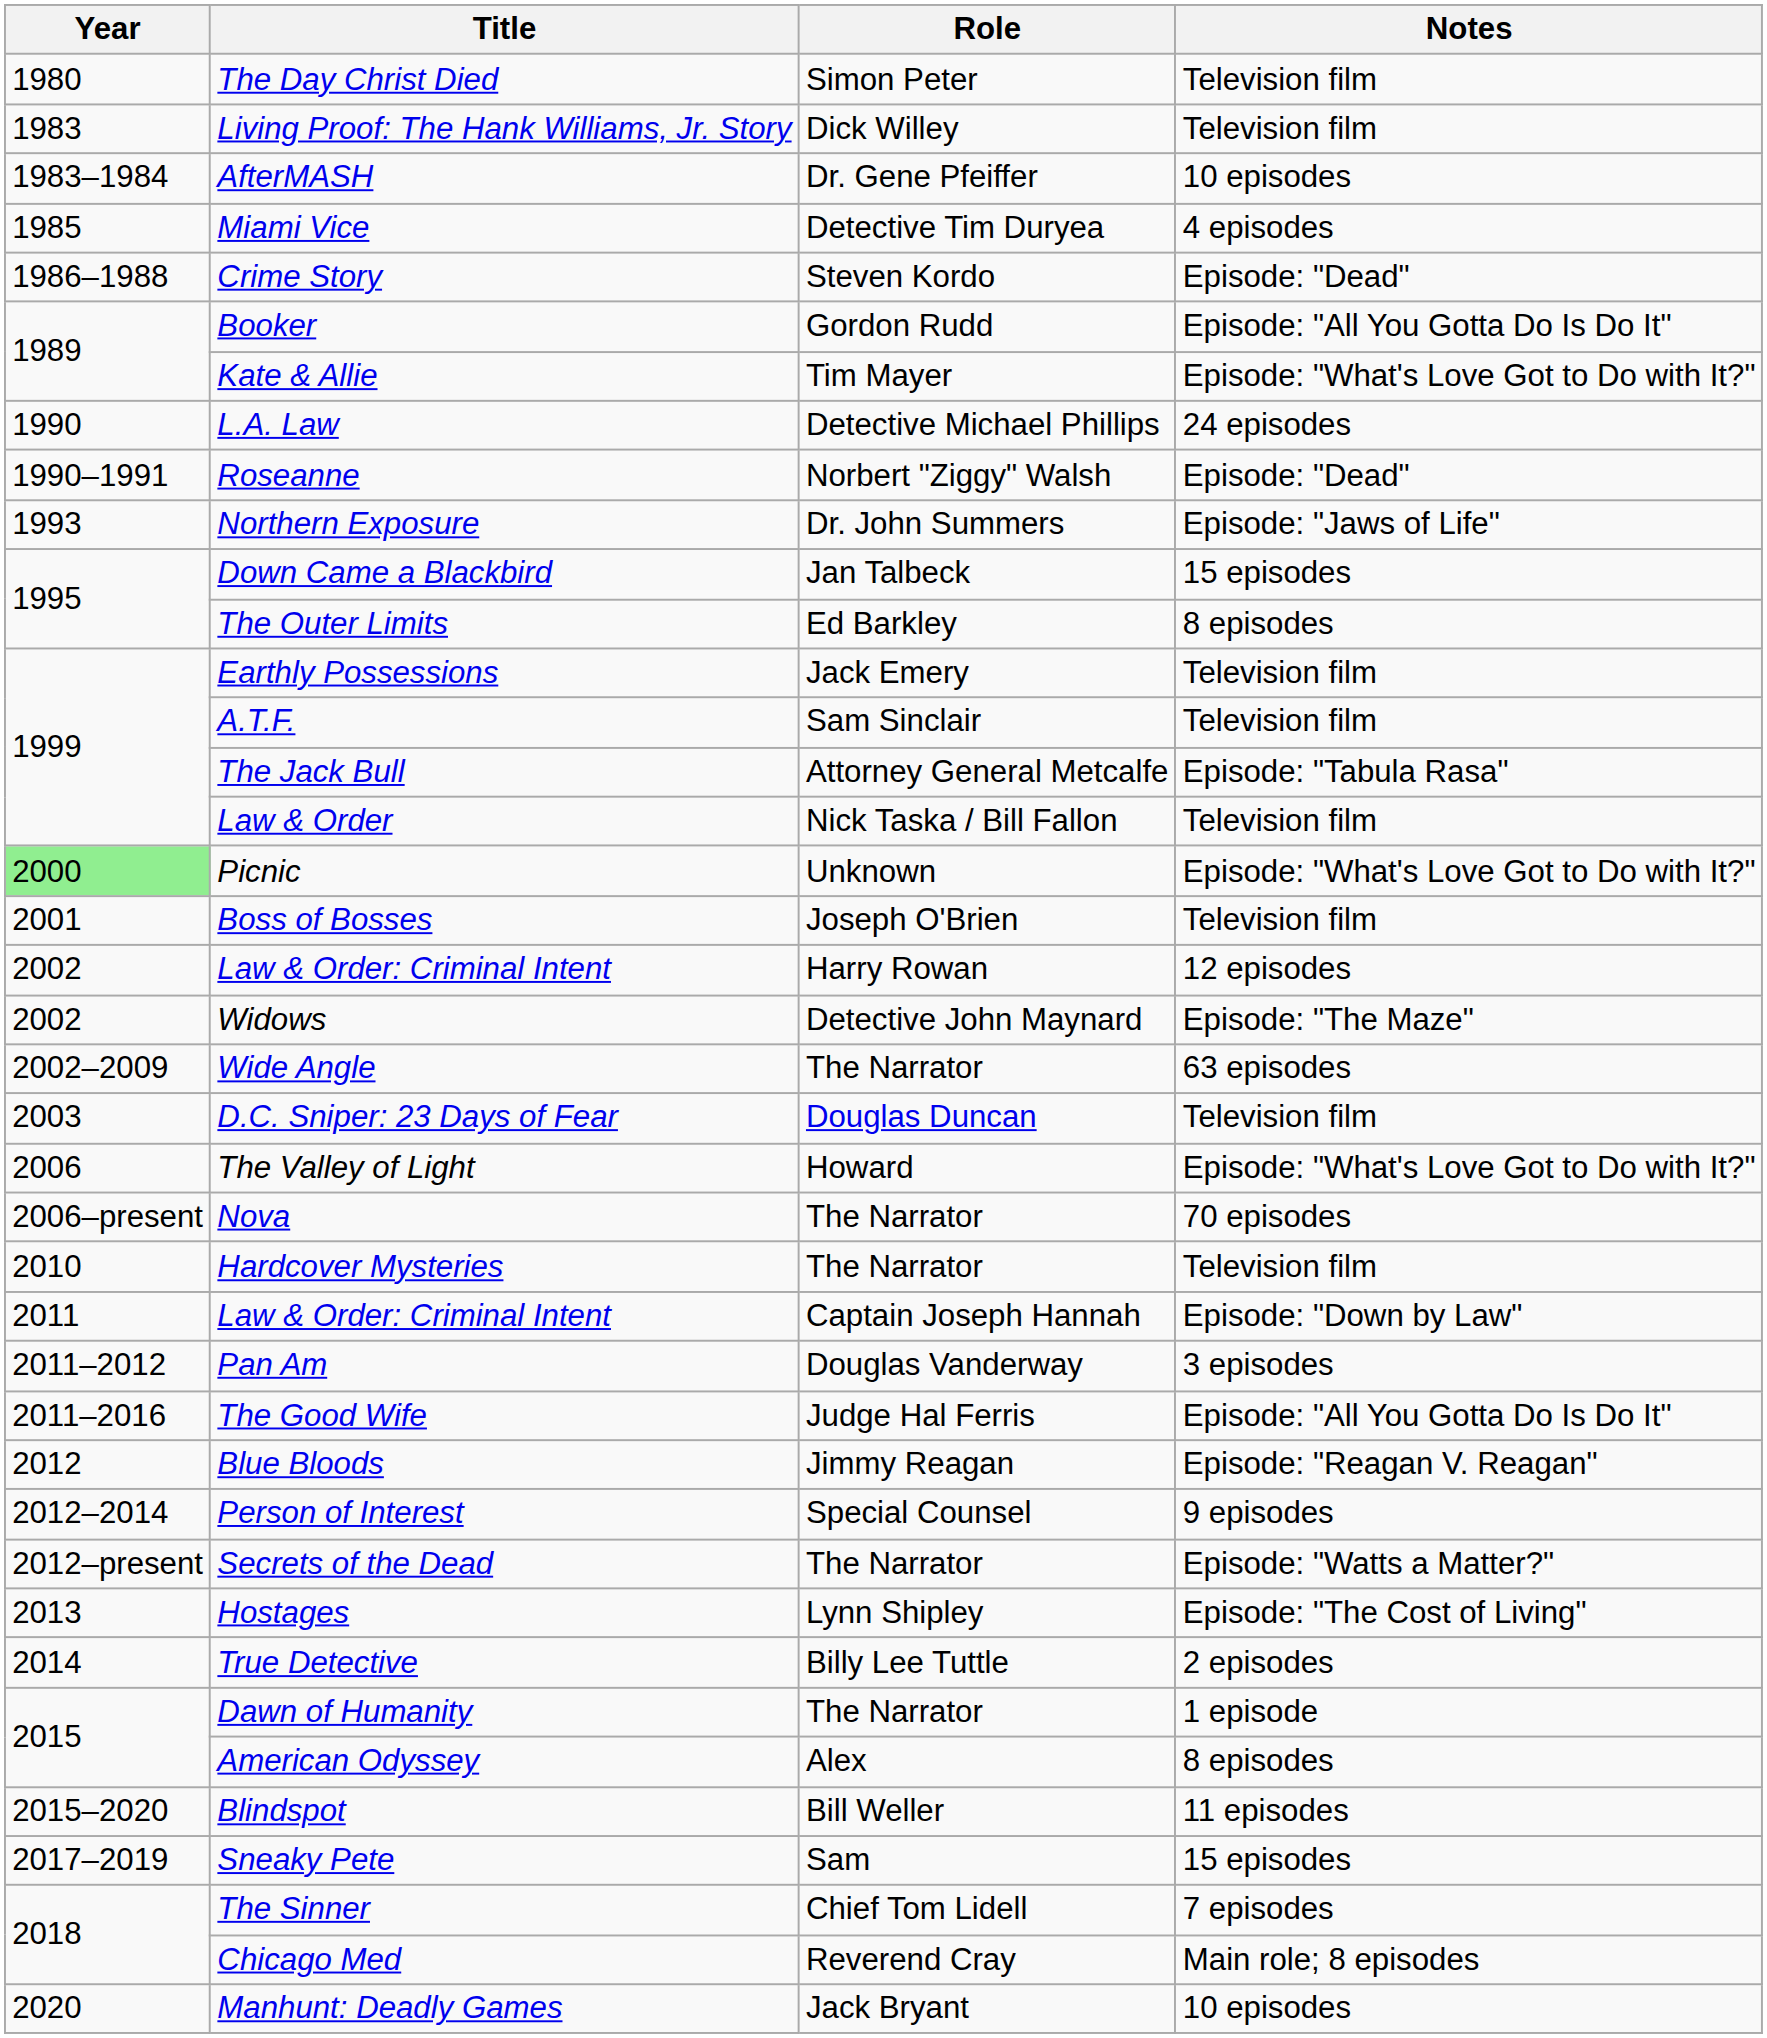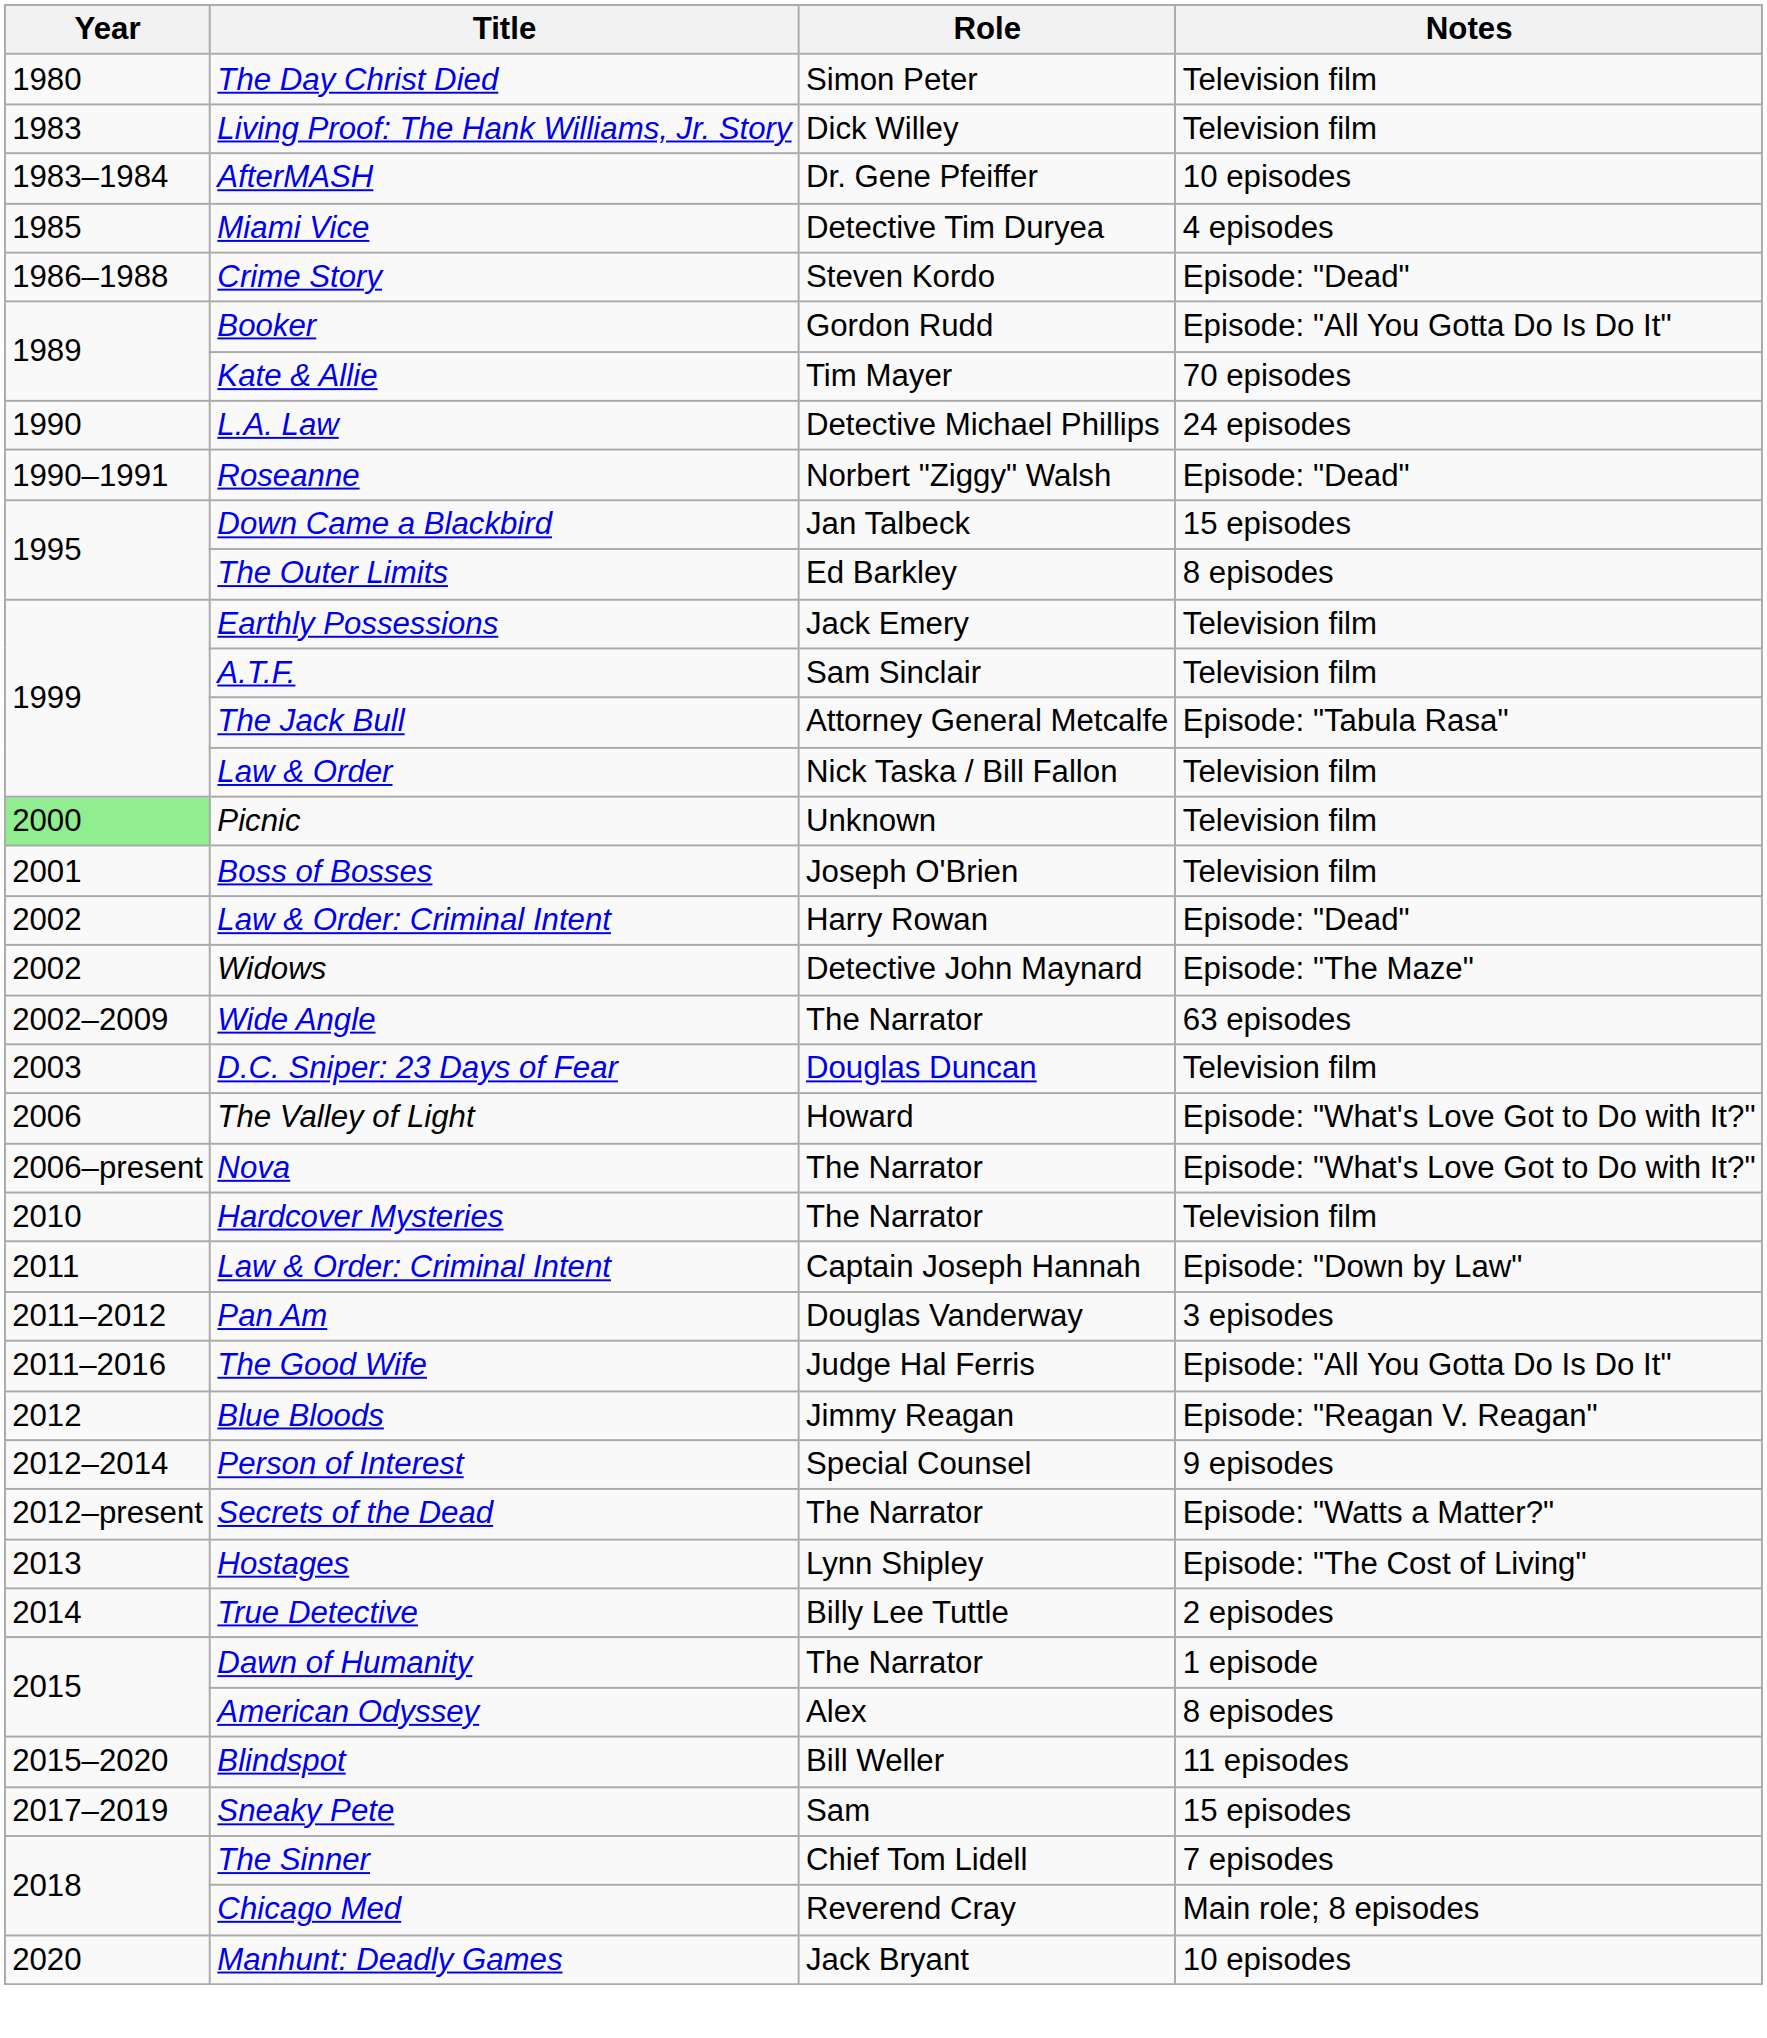(1469, 375) Episode: "What's Love Got to Do with It?" -> (1267, 375) 70 episodes
- row: (348, 524)
(1469, 870) Episode: "What's Love Got to Do with It?" -> (1280, 820) Television film
(1267, 969) 12 episodes -> (1296, 919) Episode: "Dead"
(1267, 1216) 70 episodes -> (1469, 1167) Episode: "What's Love Got to Do with It?"
